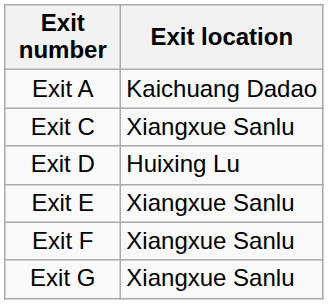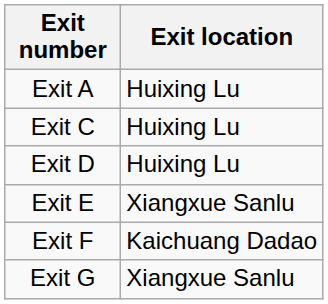(222, 88) Kaichuang Dadao -> (183, 88) Huixing Lu
(210, 126) Xiangxue Sanlu -> (183, 126) Huixing Lu
(210, 240) Xiangxue Sanlu -> (222, 240) Kaichuang Dadao
